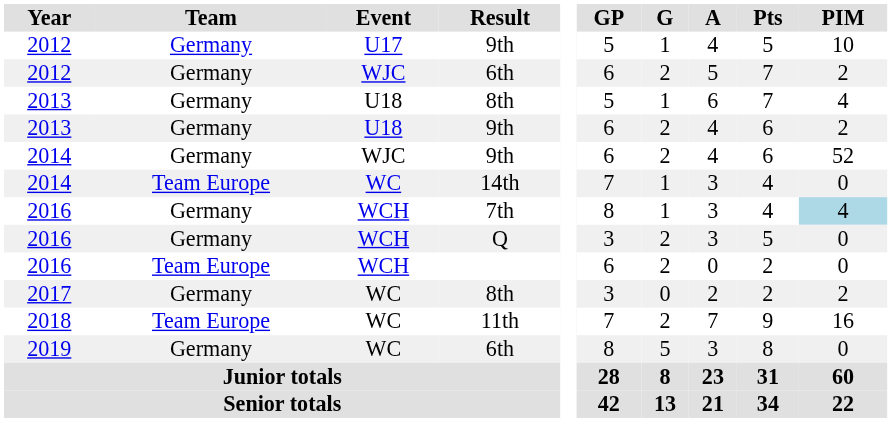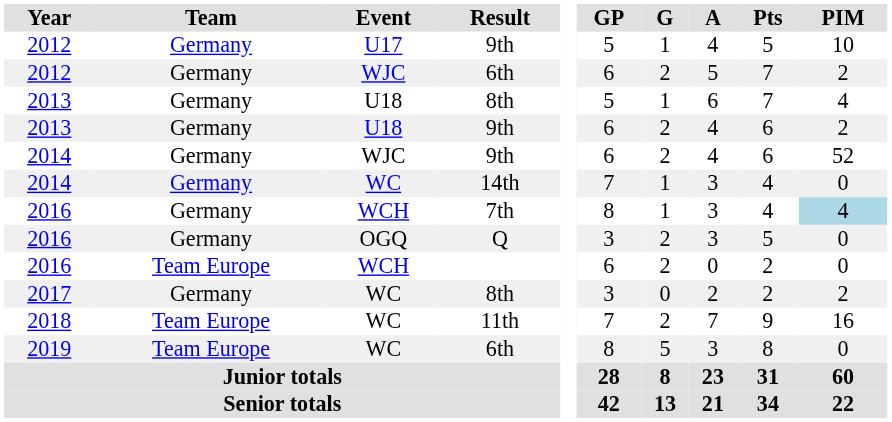(211, 183) Team Europe -> (211, 183) Germany
(383, 238) WCH -> (383, 238) OGQ
(211, 348) Germany -> (211, 348) Team Europe
